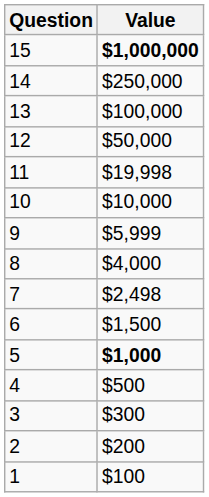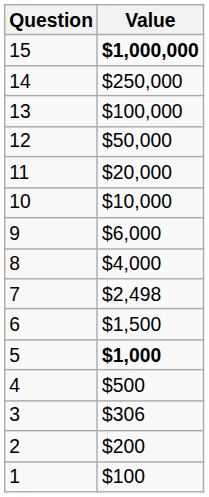(137, 172) $19,998 -> (137, 172) $20,000
(132, 233) $5,999 -> (132, 233) $6,000
(124, 415) $300 -> (124, 415) $306
